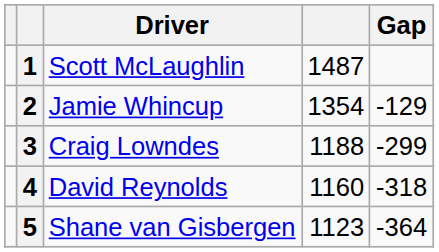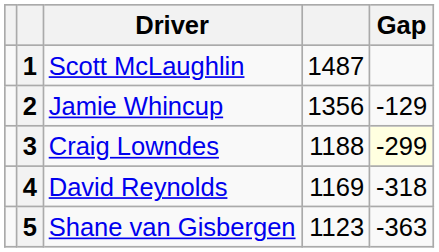(336, 106) 1354 -> (336, 106) 1356
(402, 147) no background -> (402, 147) lightyellow background
(337, 187) 1160 -> (337, 187) 1169
(402, 227) -364 -> (402, 227) -363
